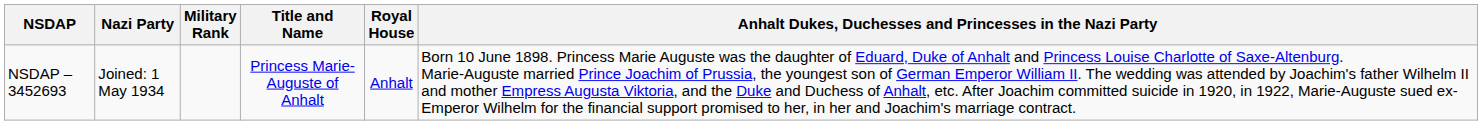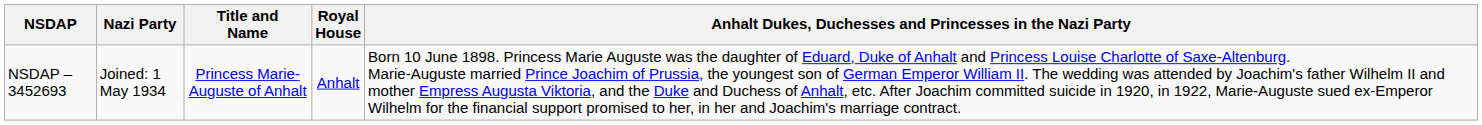- column: (210, 24)
